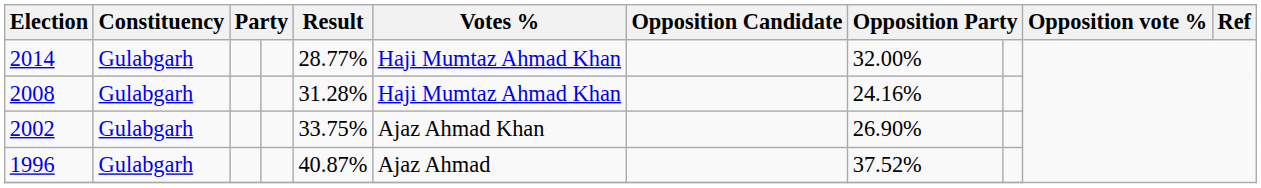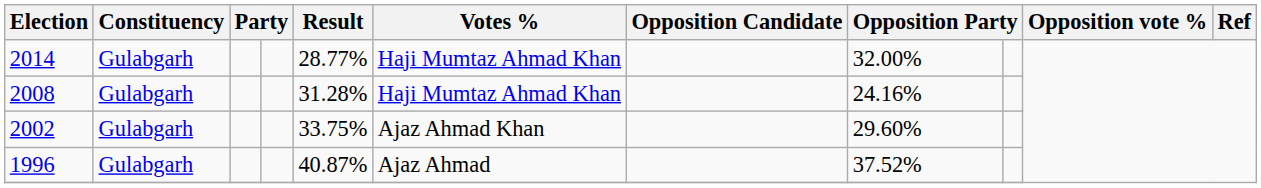(887, 128) 26.90% -> (887, 128) 29.60%
